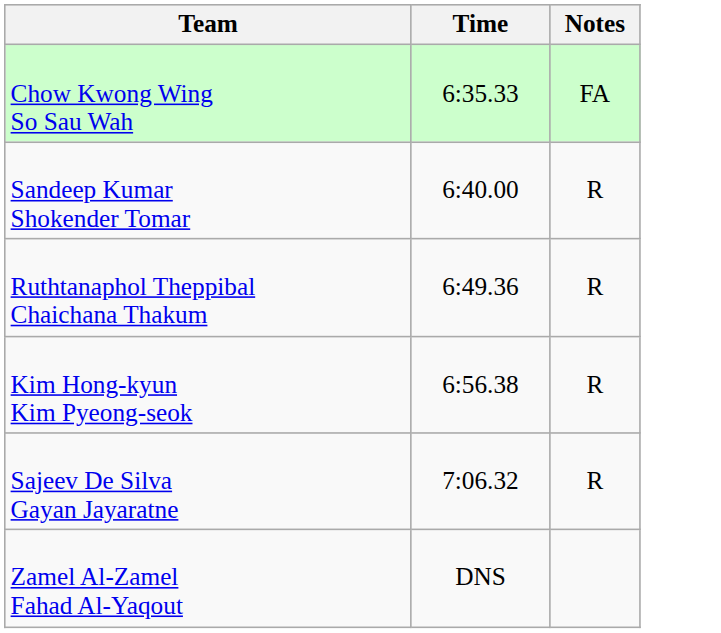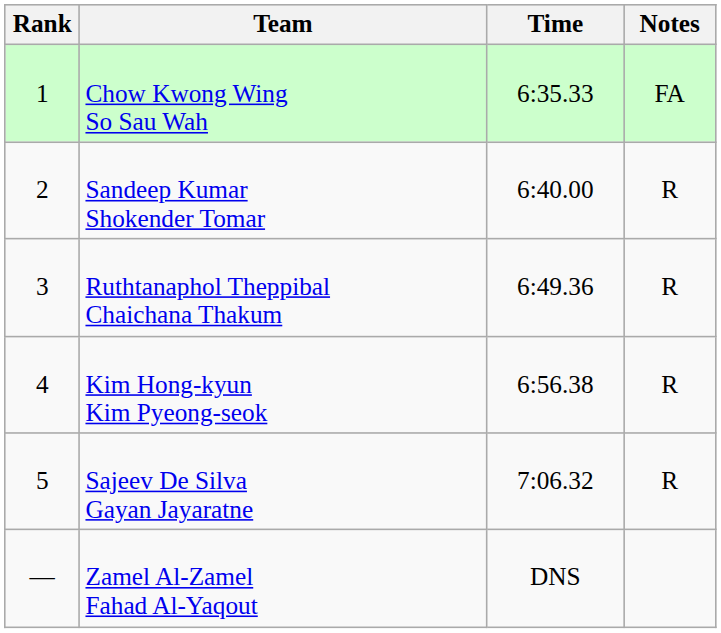+ column: (42, 24)
